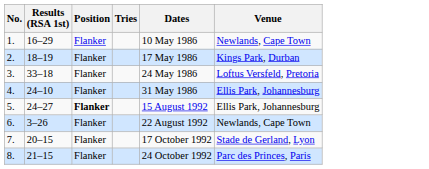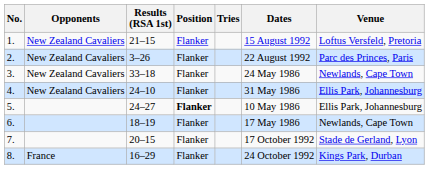+ column: (76, 18)
(40, 40) 16–29 -> (142, 40) 21–15
(170, 40) 10 May 1986 -> (277, 40) 15 August 1992
(264, 40) Newlands, Cape Town -> (370, 40) Loftus Versfeld, Pretoria
(40, 57) 18–19 -> (140, 57) 3–26
(170, 57) 17 May 1986 -> (277, 57) 22 August 1992
(258, 57) Kings Park, Durban -> (366, 57) Parc des Princes, Paris
(268, 73) Loftus Versfeld, Pretoria -> (366, 73) Newlands, Cape Town
(175, 106) 15 August 1992 -> (272, 106) 10 May 1986
(37, 123) 3–26 -> (142, 123) 18–19
(175, 123) 22 August 1992 -> (272, 123) 17 May 1986
(40, 156) 21–15 -> (142, 156) 16–29
(264, 156) Parc des Princes, Paris -> (360, 156) Kings Park, Durban
